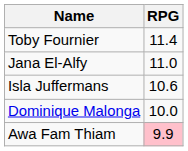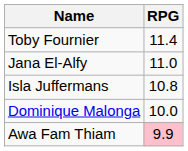(163, 87) 10.6 -> (163, 87) 10.8
